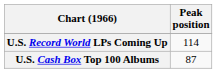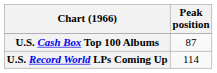rows swapped: (87, 59) <-> (87, 42)
